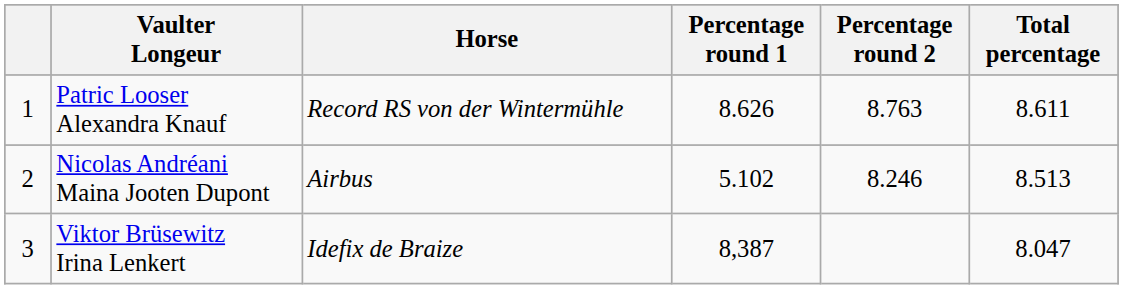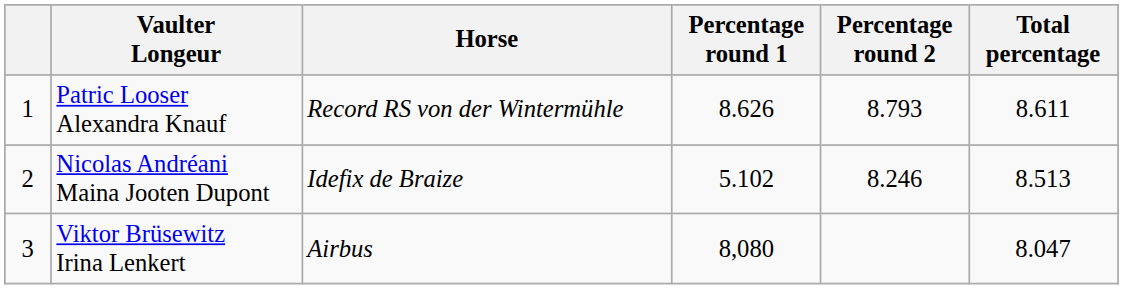(895, 109) 8.763 -> (895, 109) 8.793
(340, 179) Airbus -> (385, 179) Idefix de Braize
(385, 248) Idefix de Braize -> (340, 248) Airbus
(746, 248) 8,387 -> (746, 248) 8,080
